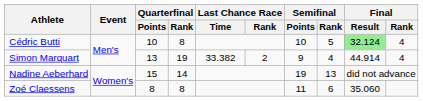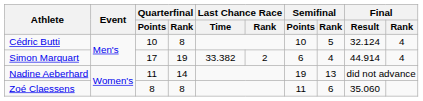(365, 43) lightgreen background -> (365, 43) no background
(152, 58) 13 -> (152, 58) 17
(301, 58) 9 -> (301, 58) 6
(152, 73) 15 -> (152, 73) 11
